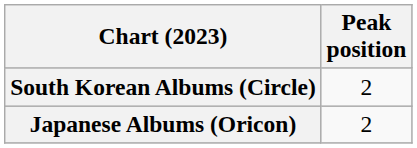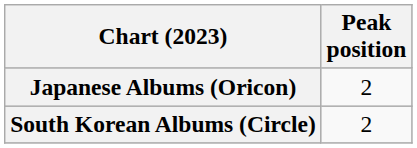rows swapped: (163, 124) <-> (163, 86)
